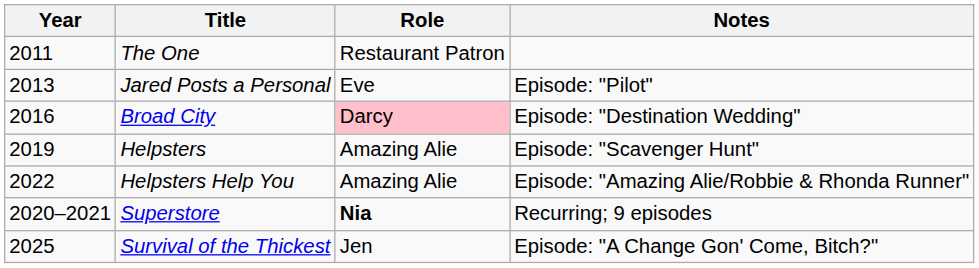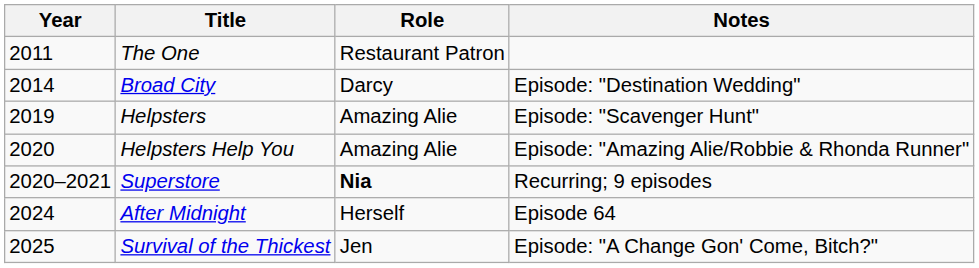- row: (225, 85)
(32, 117) 2016 -> (32, 85) 2014
(366, 117) pink background -> (366, 85) no background
(32, 181) 2022 -> (32, 149) 2020
+ row: (183, 213)
